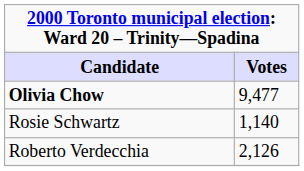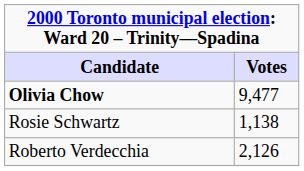(259, 123) 1,140 -> (259, 123) 1,138
